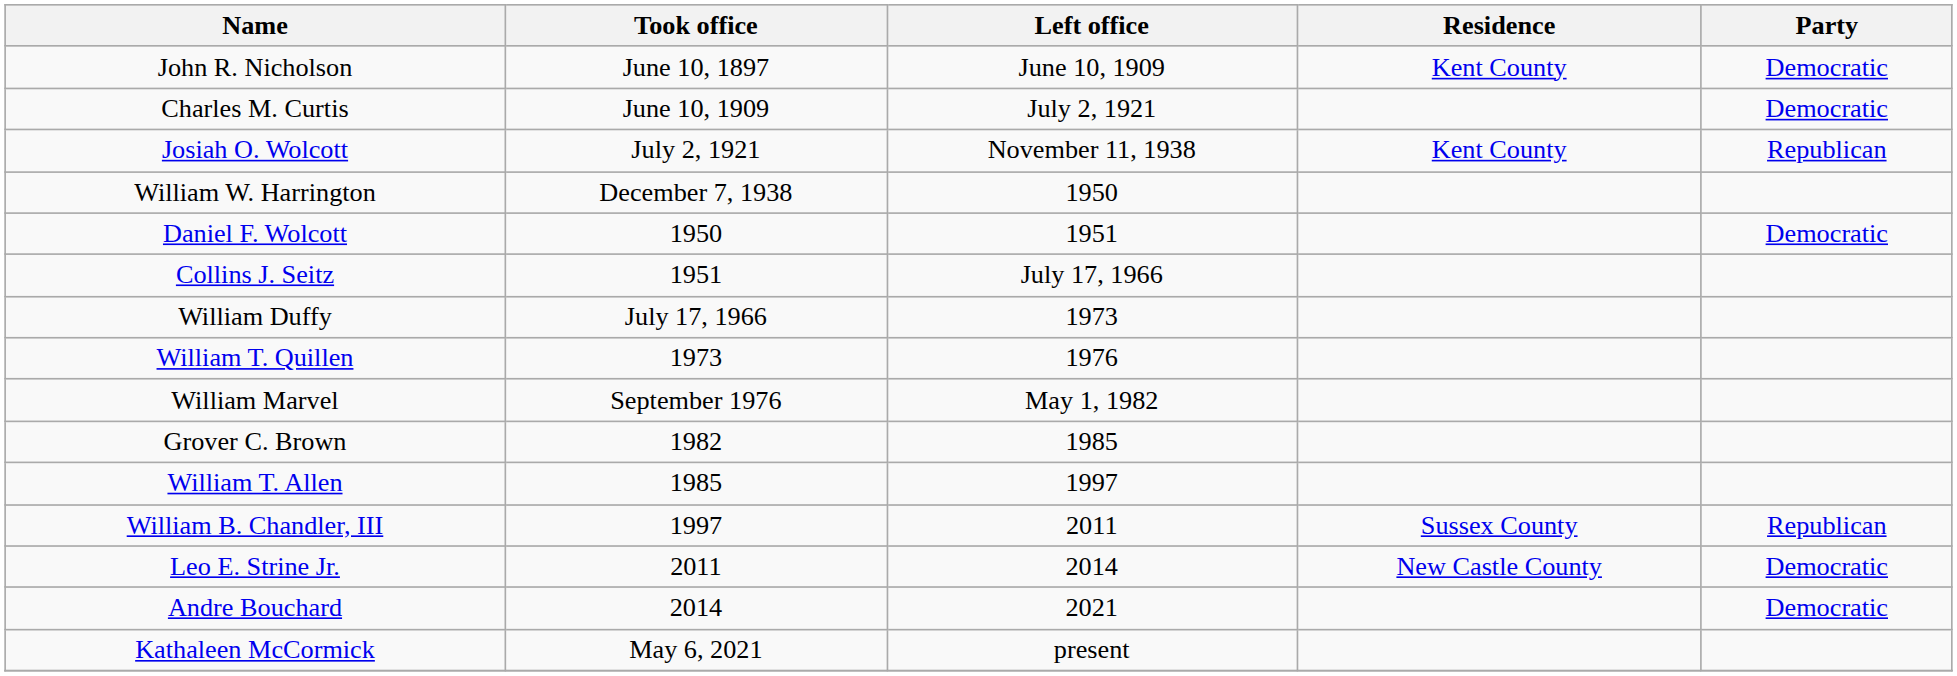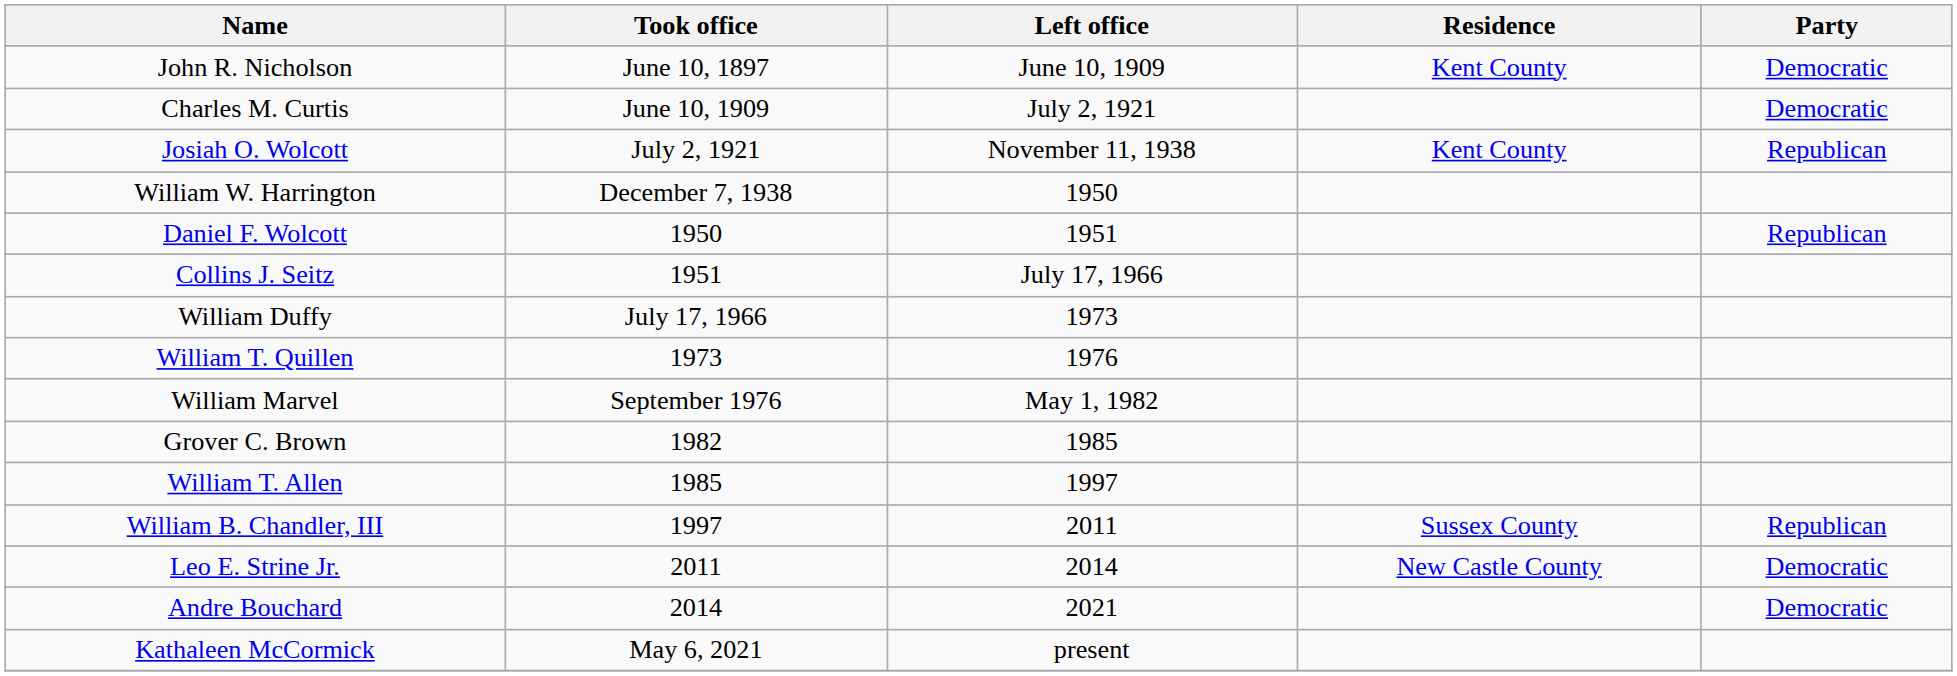(1827, 233) Democratic -> (1827, 233) Republican
